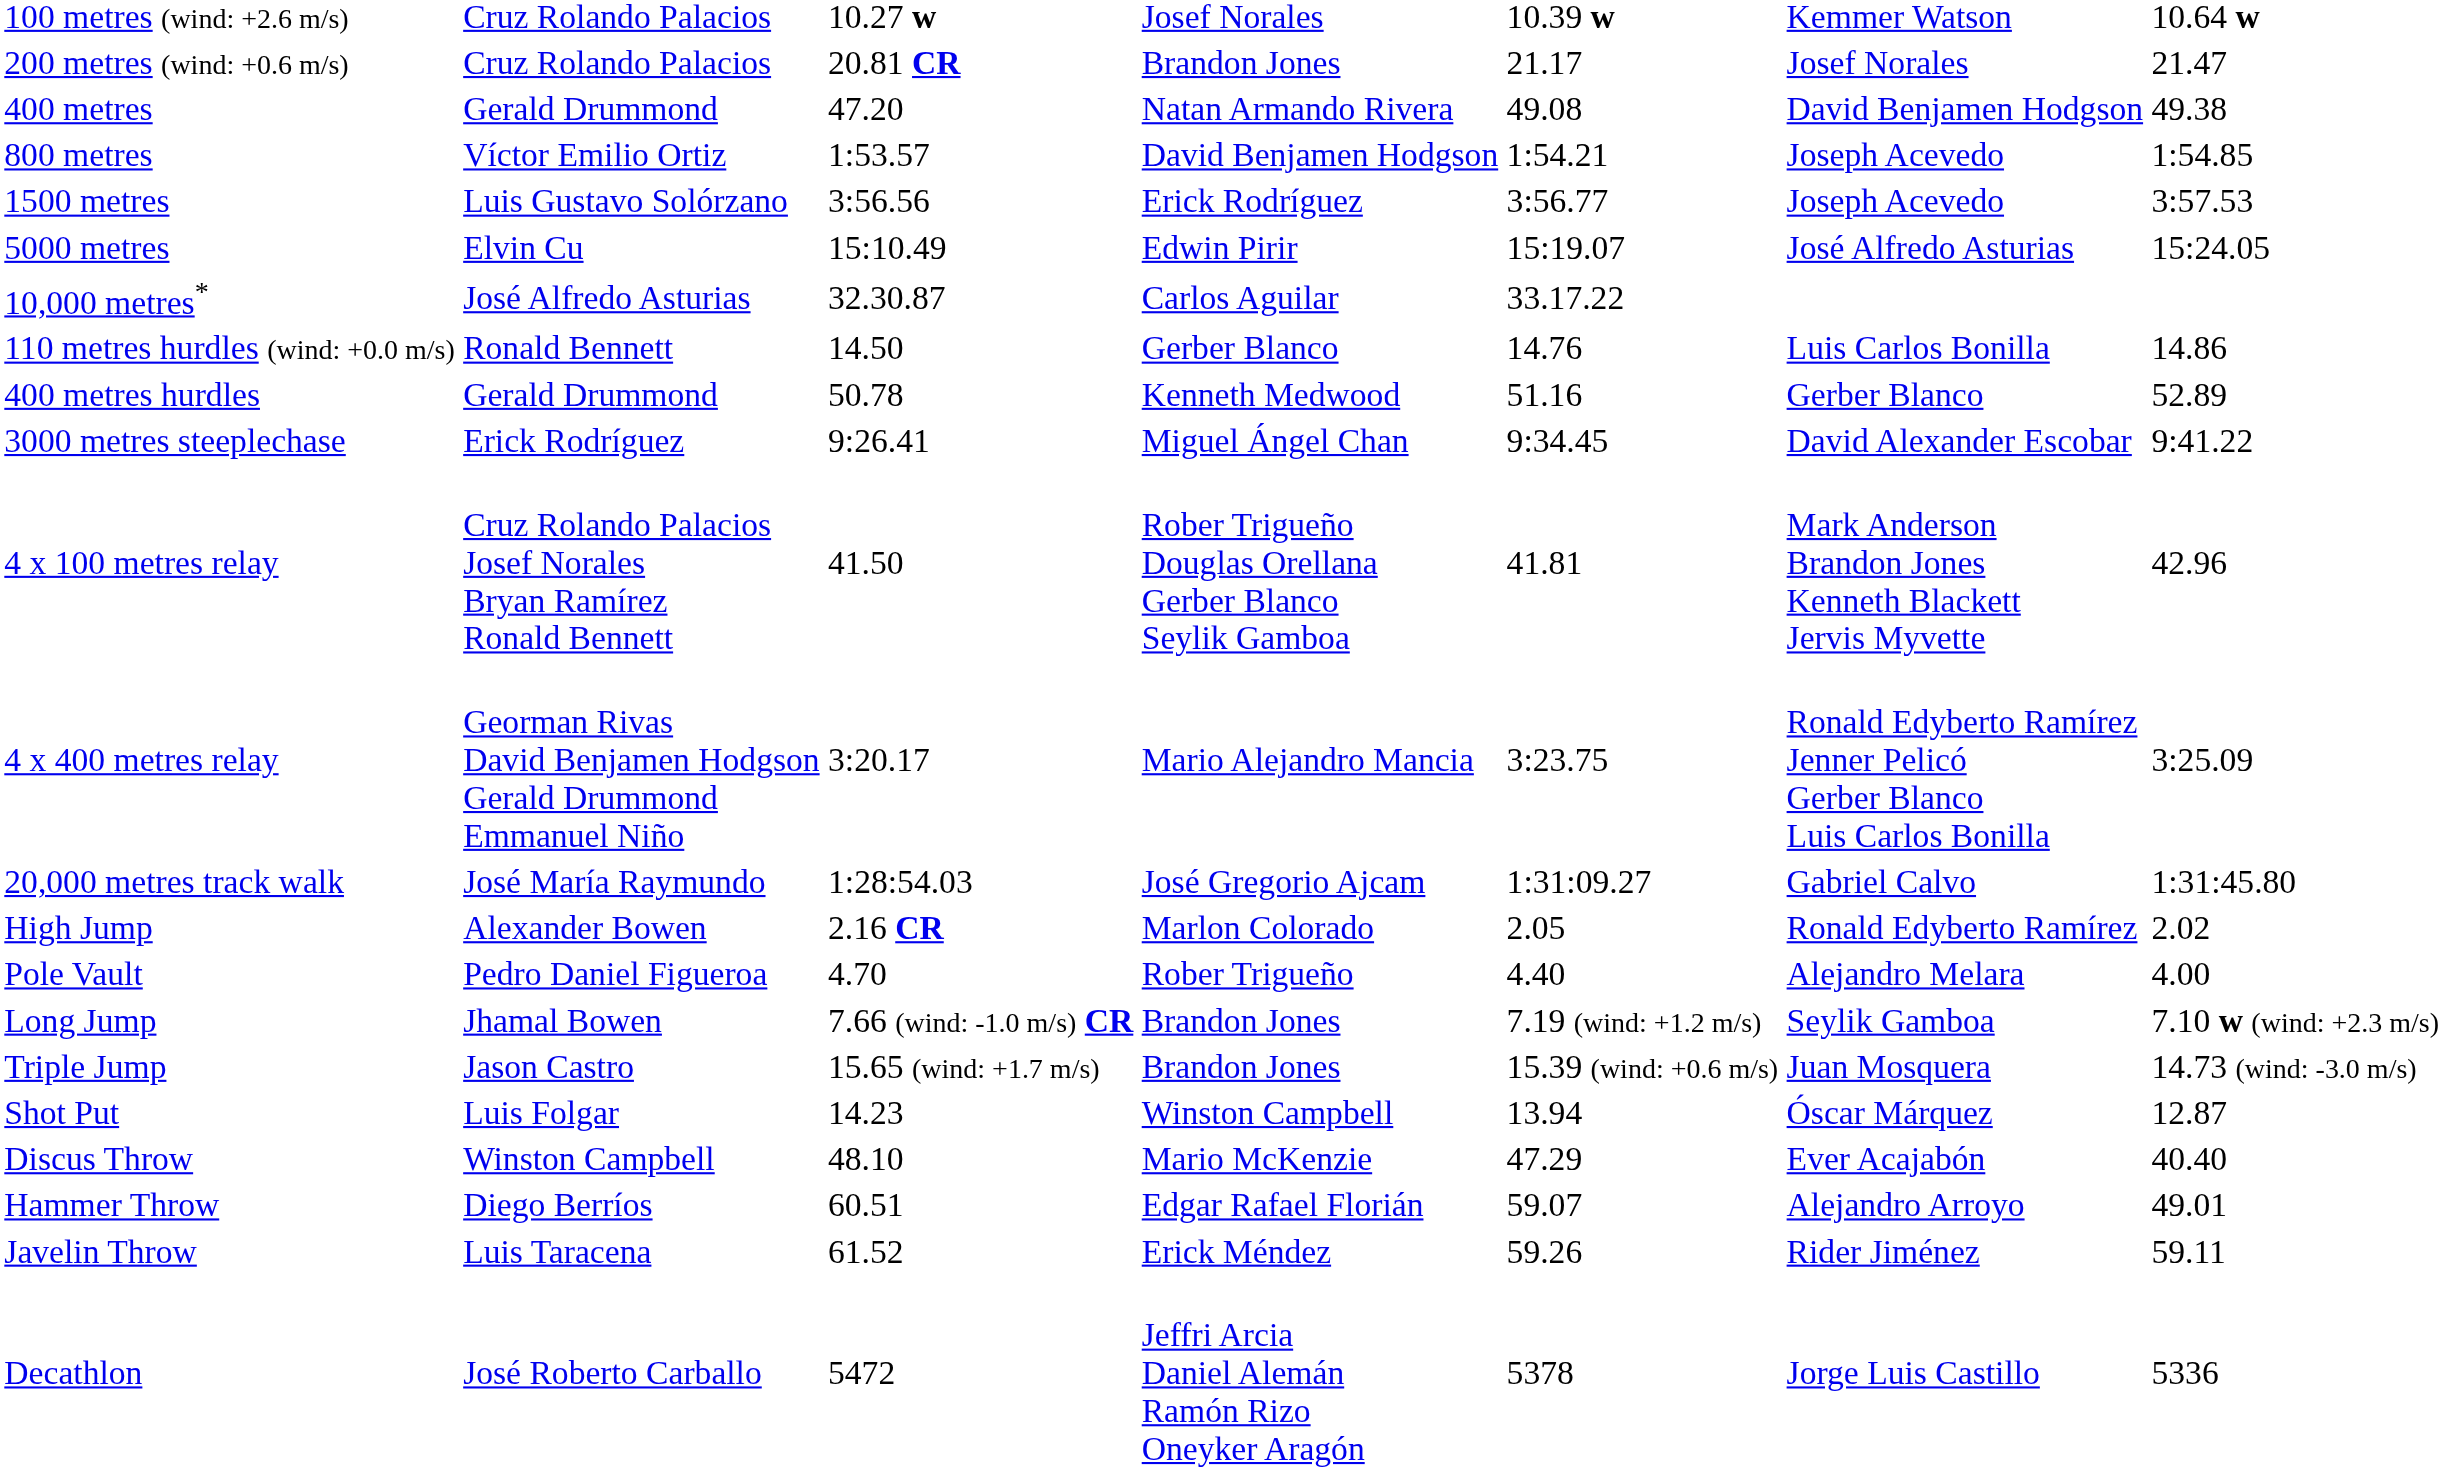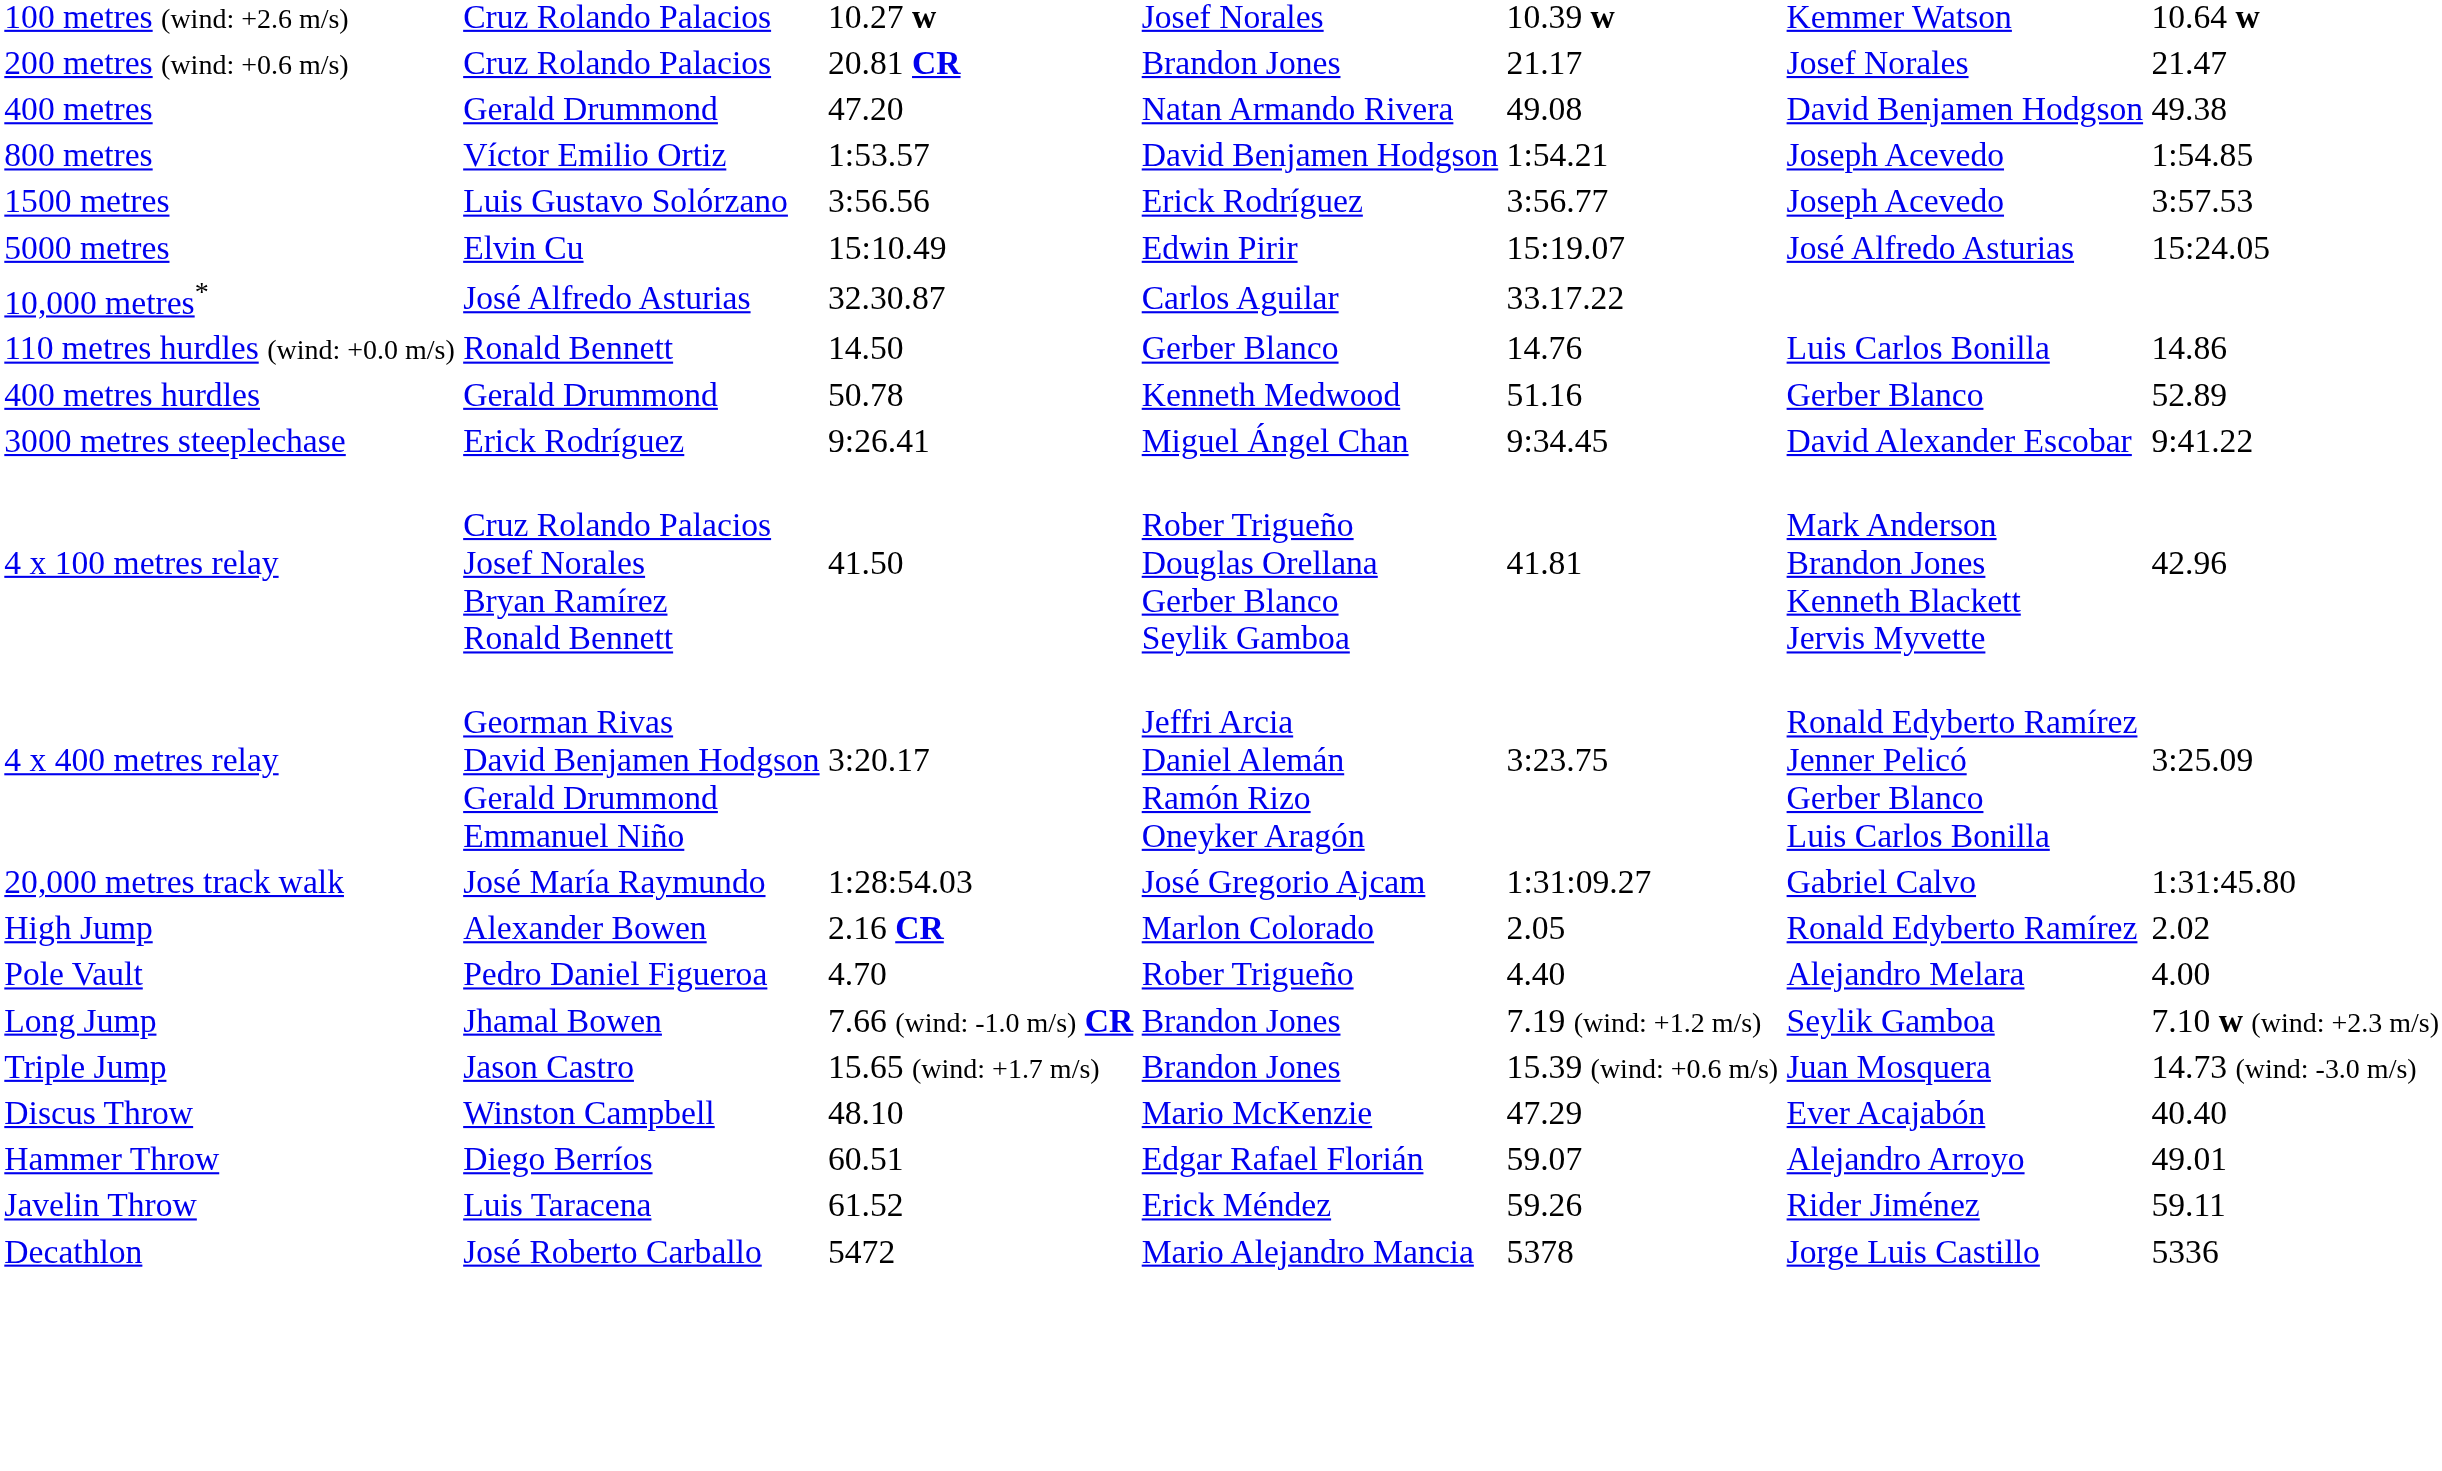(1308, 760) Mario Alejandro Mancia -> (1253, 779) Jeffri Arcia Daniel Alemán Ramón Rizo Oneyker Aragón
- row: (62, 1113)
(1253, 1392) Jeffri Arcia Daniel Alemán Ramón Rizo Oneyker Aragón -> (1308, 1252) Mario Alejandro Mancia
